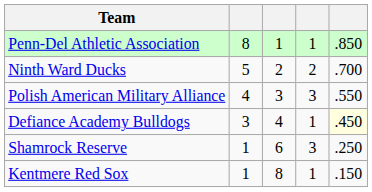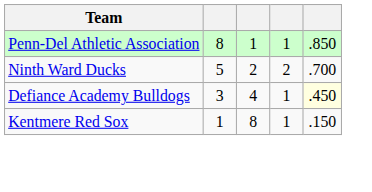- row: (117, 95)
- row: (68, 148)
